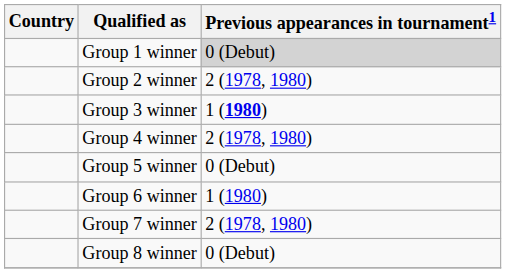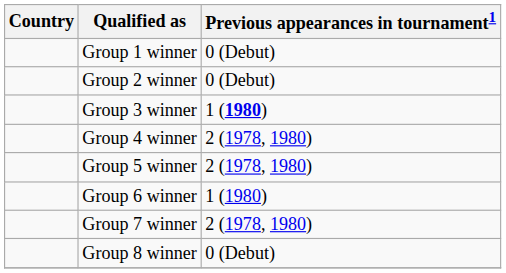(240, 52) lightgrey background -> (240, 52) no background
(259, 81) 2 (1978, 1980) -> (240, 81) 0 (Debut)
(240, 167) 0 (Debut) -> (259, 167) 2 (1978, 1980)
